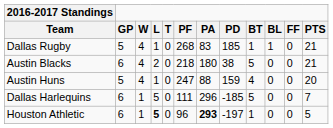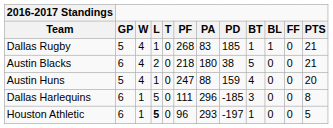(251, 98) 5 -> (251, 98) 3
(308, 98) 7 -> (308, 98) 8
(208, 115) bold -> (208, 115) normal
